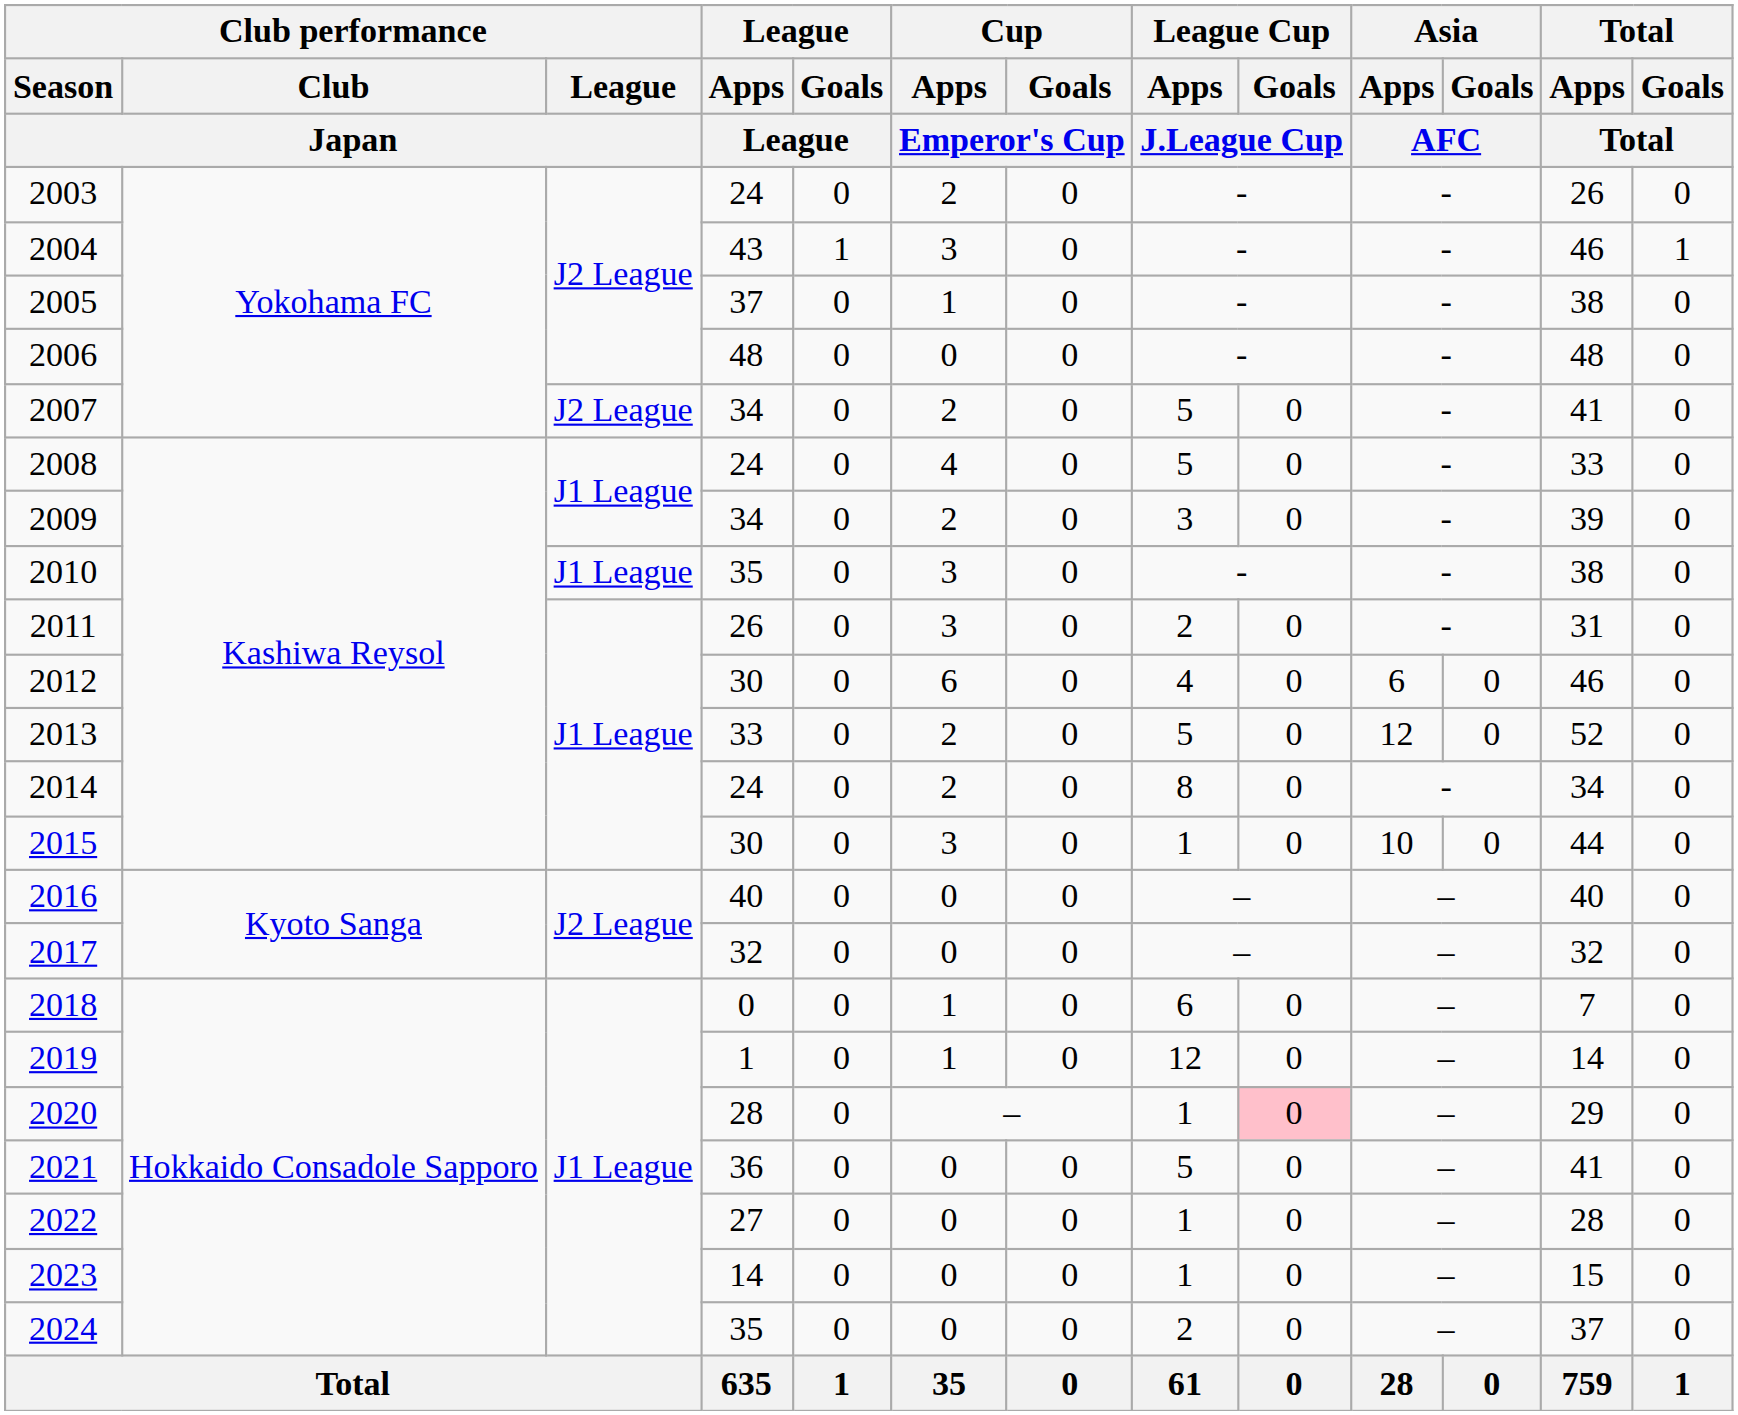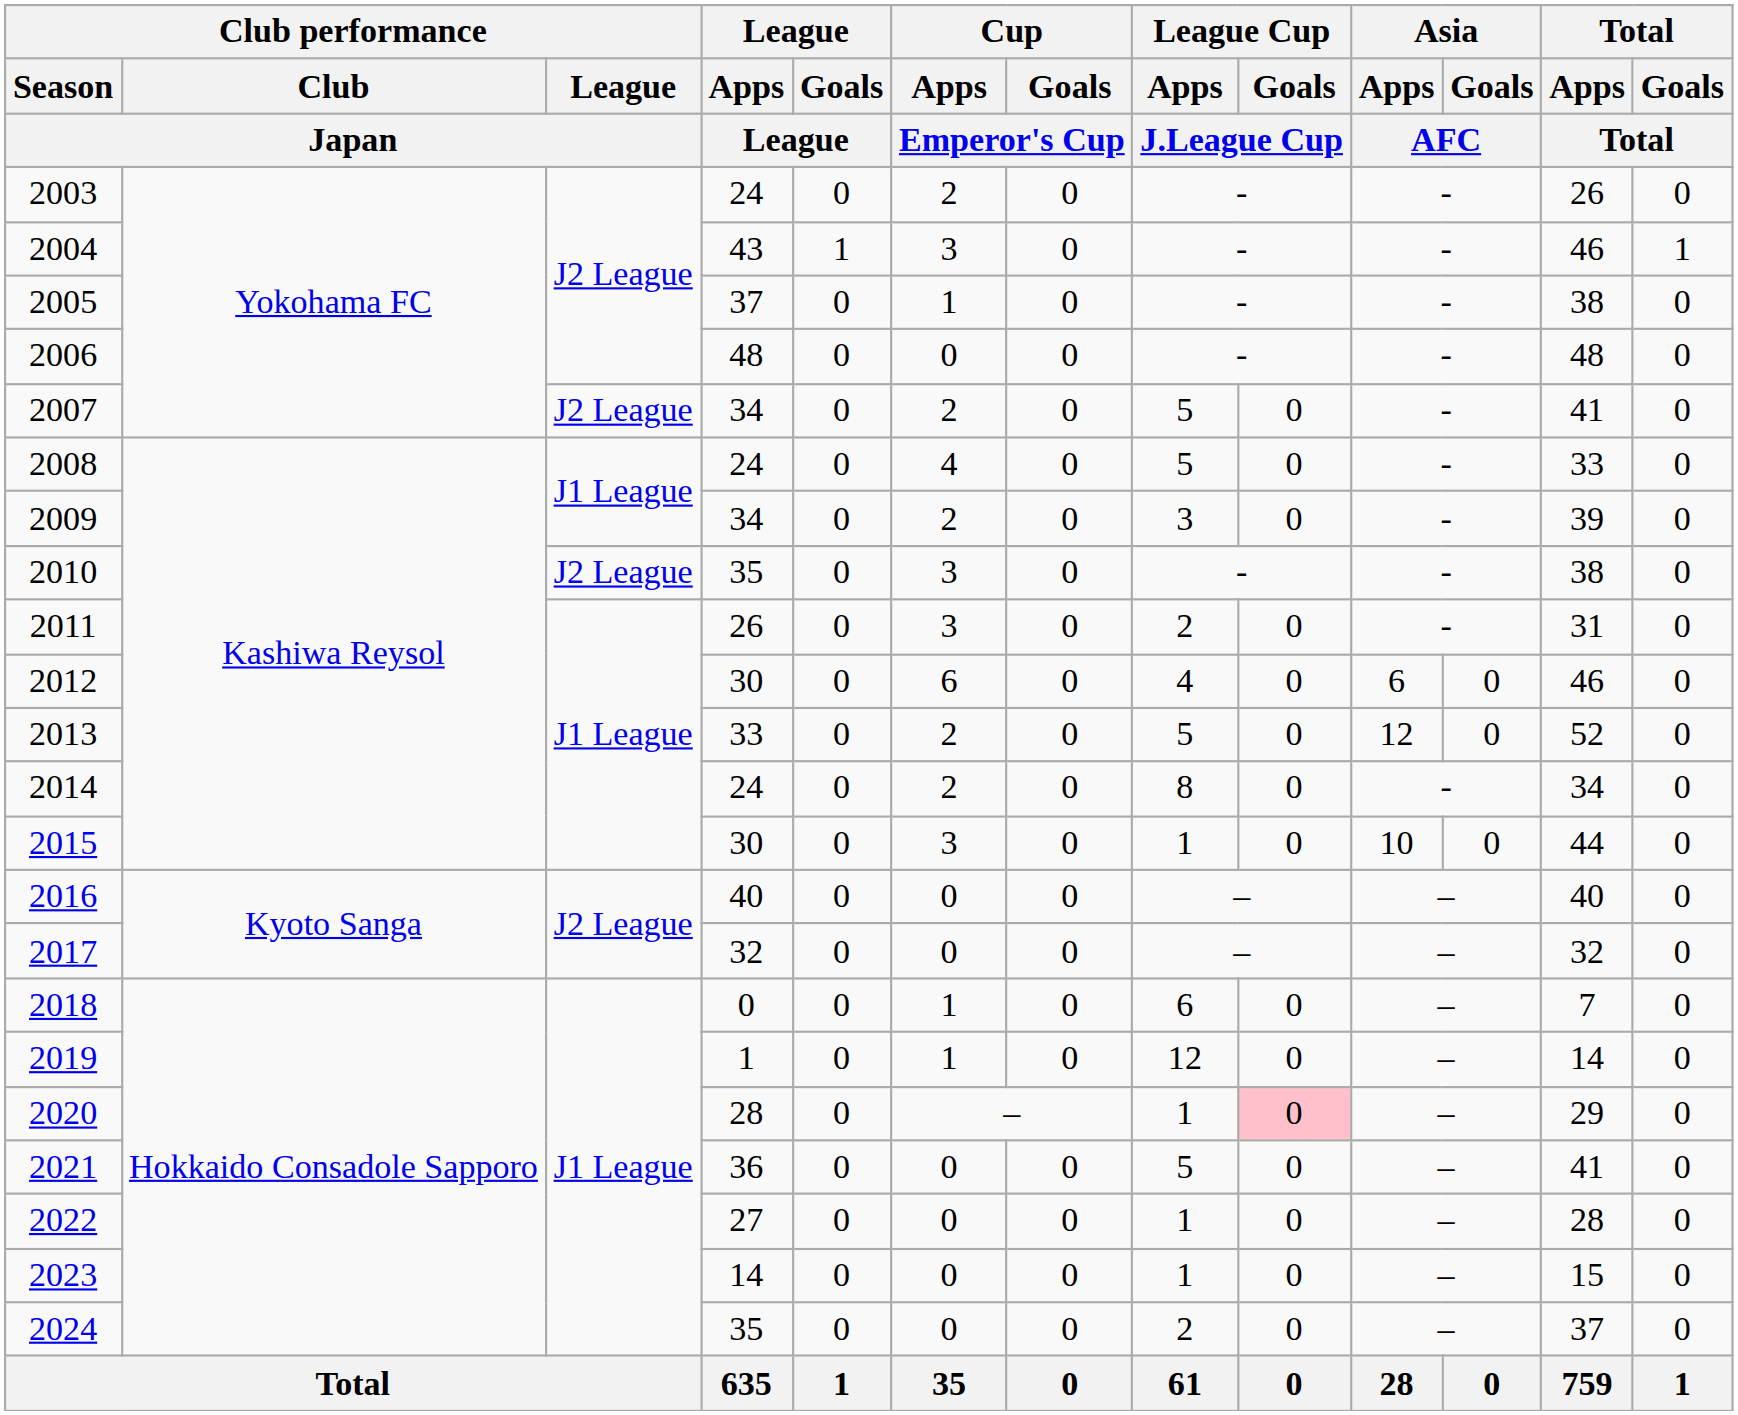(623, 572) J1 League -> (623, 572) J2 League
